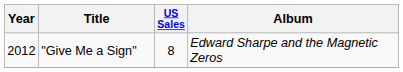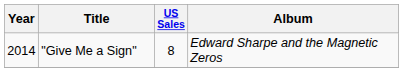(21, 50) 2012 -> (21, 50) 2014
